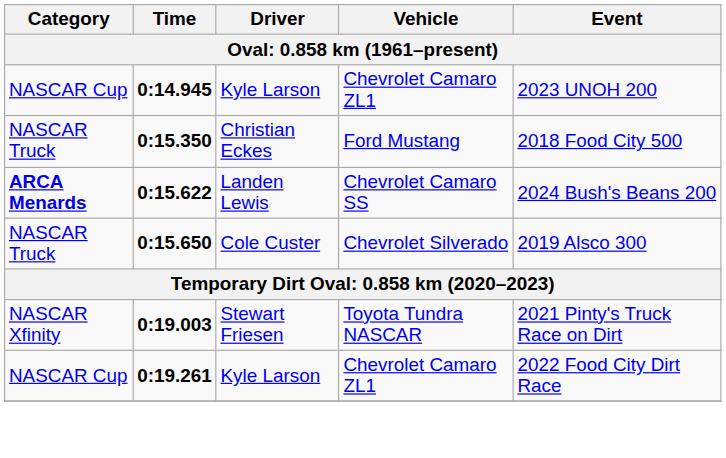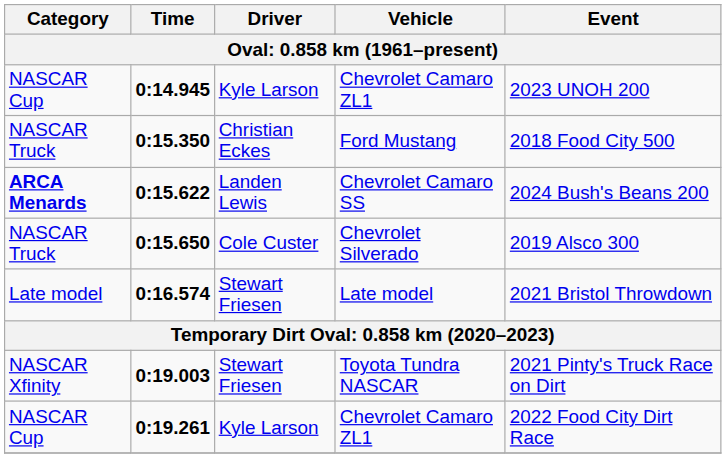+ row: (173, 294)
